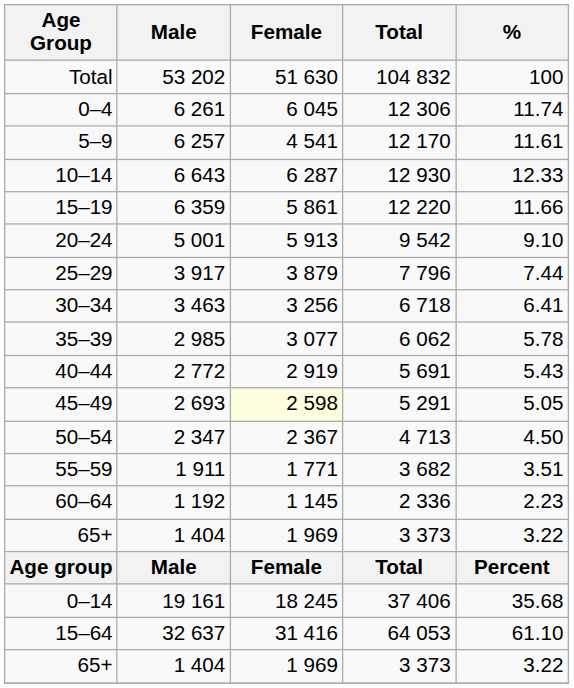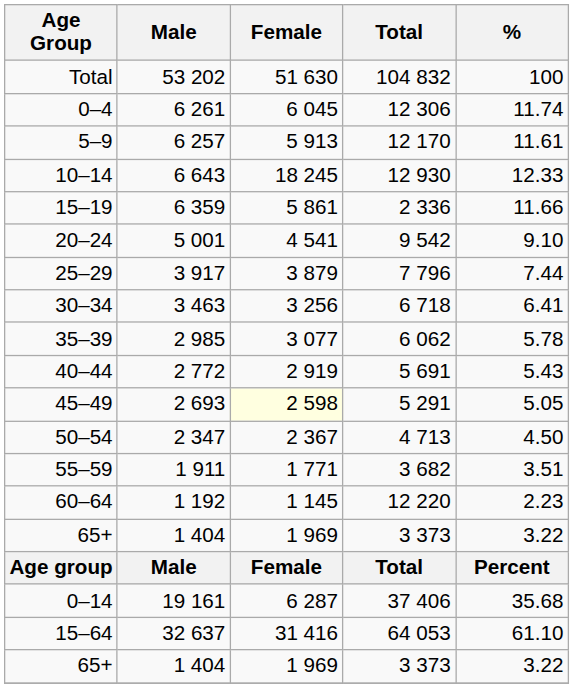(312, 142) 4 541 -> (312, 142) 5 913
(312, 175) 6 287 -> (306, 175) 18 245
(419, 207) 12 220 -> (425, 207) 2 336
(312, 240) 5 913 -> (312, 240) 4 541
(425, 502) 2 336 -> (419, 502) 12 220
(306, 600) 18 245 -> (312, 600) 6 287
